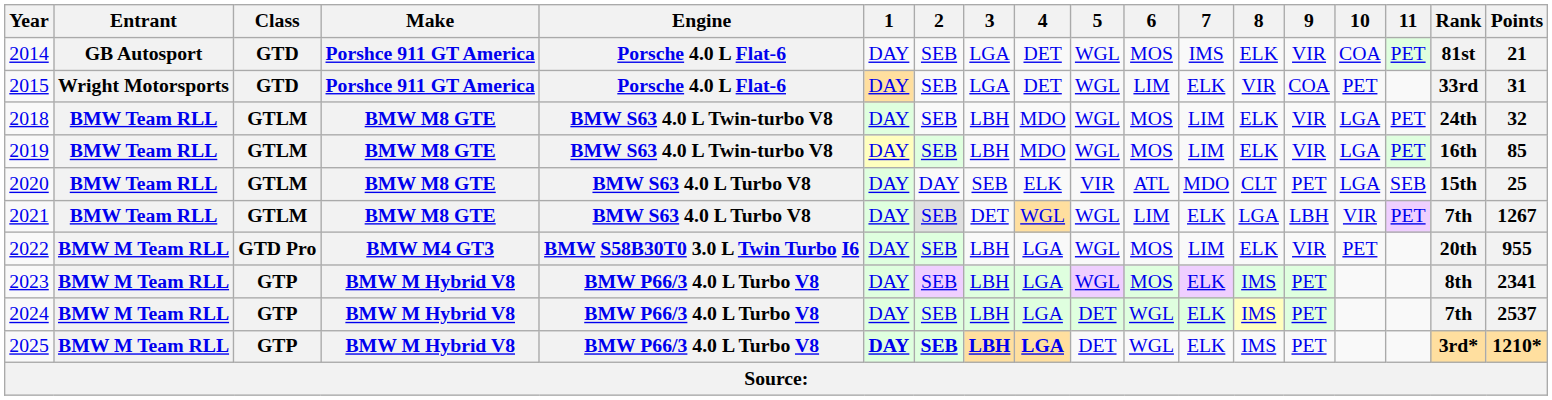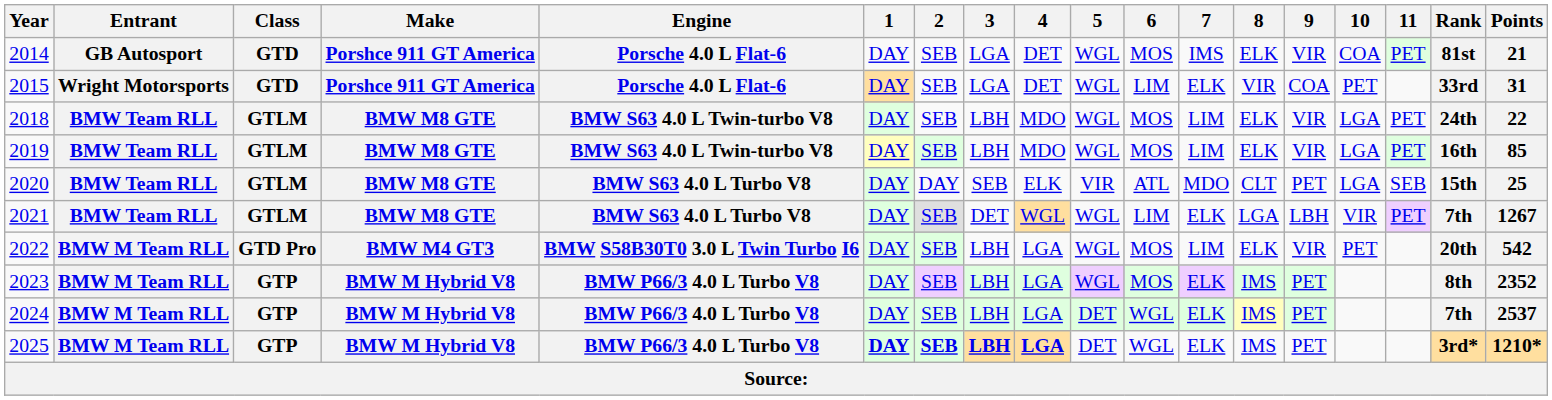(1517, 118) 32 -> (1517, 118) 22
(1517, 248) 955 -> (1517, 248) 542
(1517, 281) 2341 -> (1517, 281) 2352
